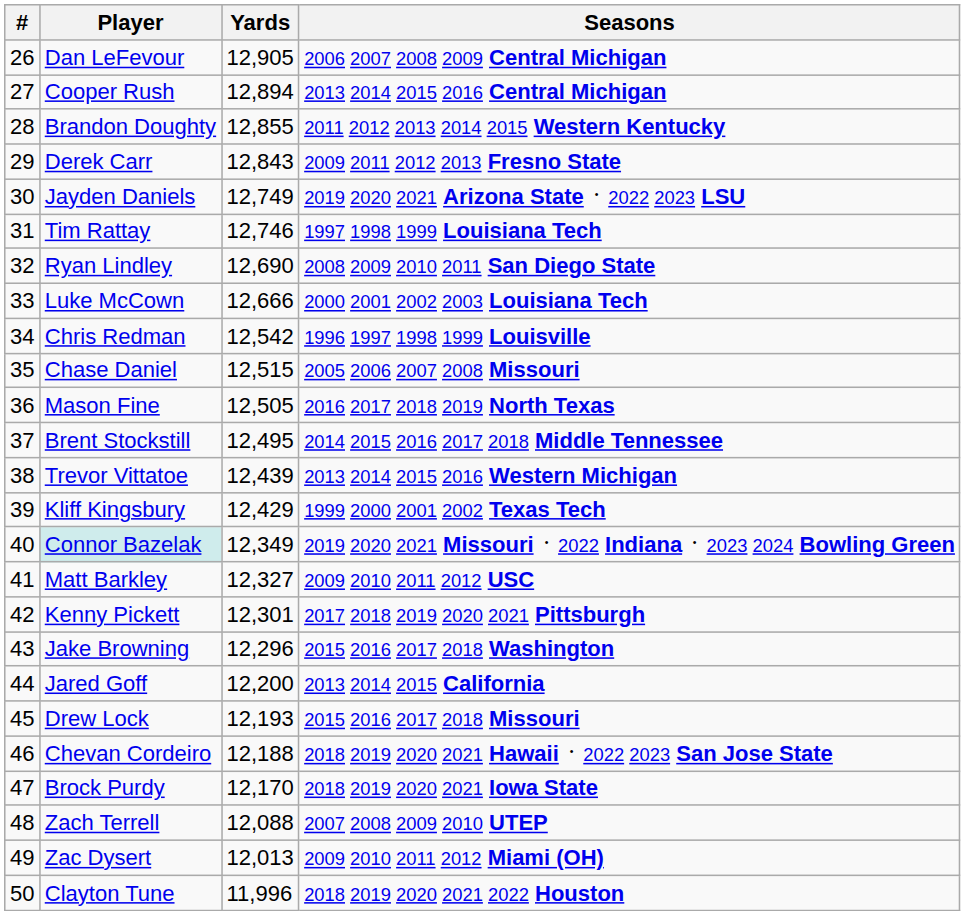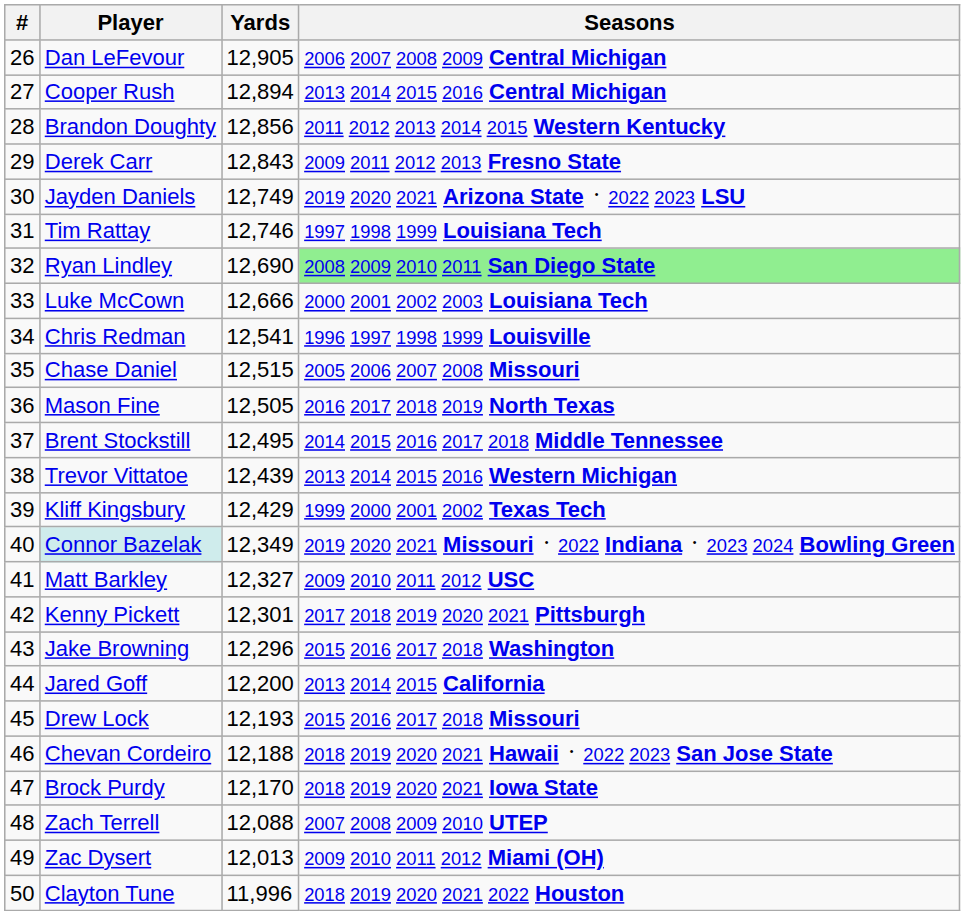(260, 127) 12,855 -> (260, 127) 12,856
(480, 266) no background -> (480, 266) lightgreen background
(260, 336) 12,542 -> (260, 336) 12,541
